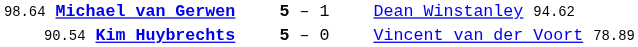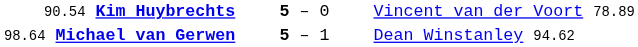rows swapped: (140, 36) <-> (120, 12)
